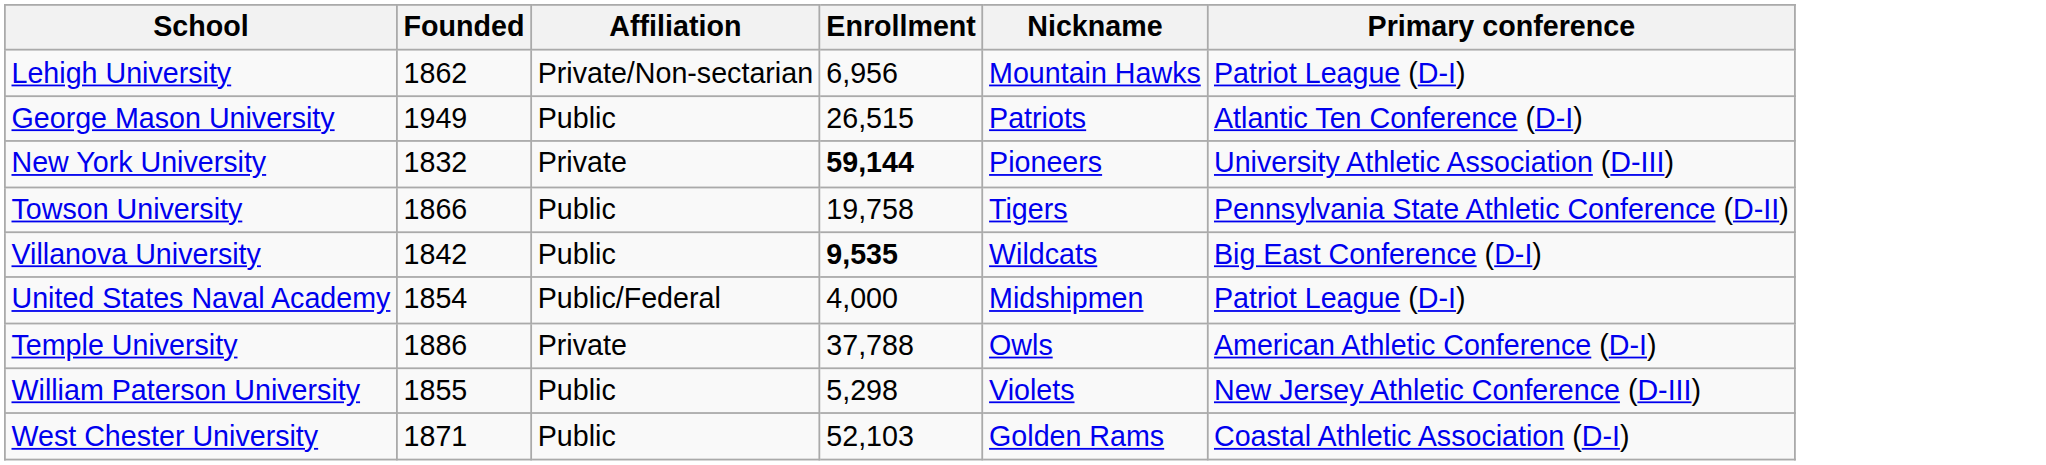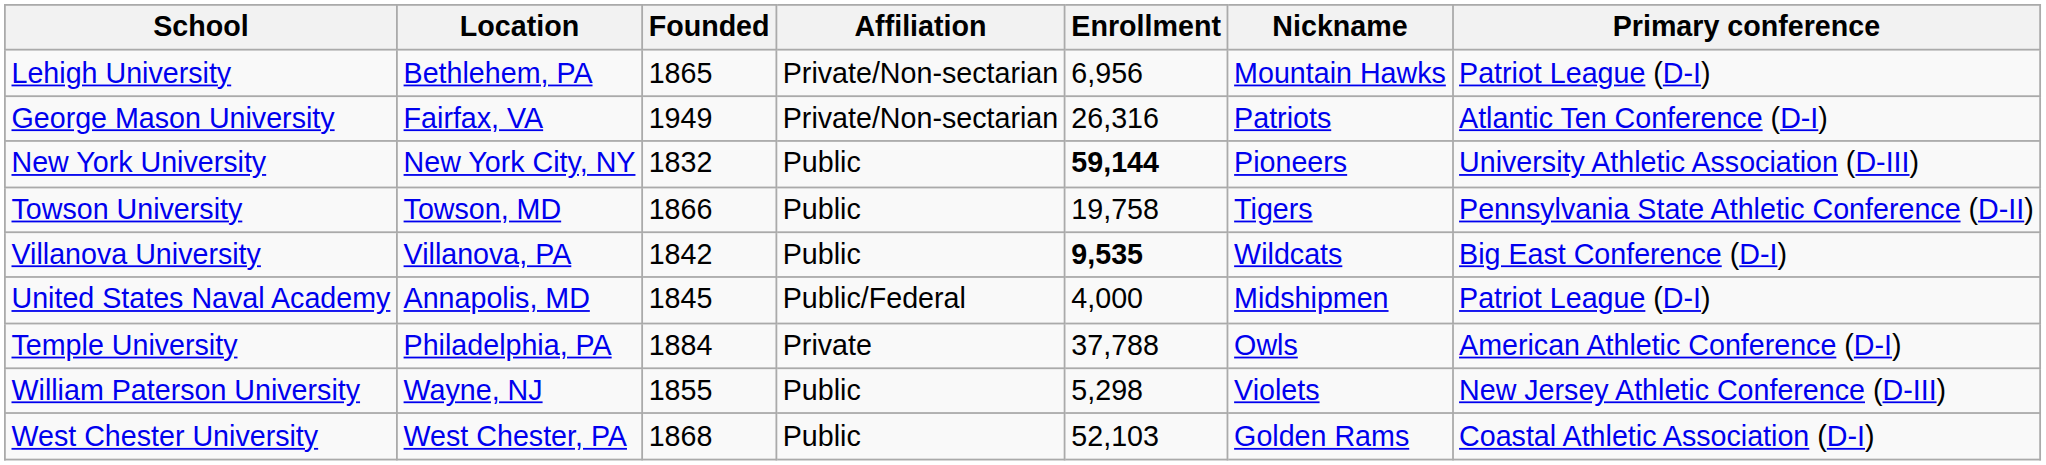+ column: (520, 27)
(435, 72) 1862 -> (681, 72) 1865
(577, 118) Public -> (920, 118) Private/Non-sectarian
(870, 118) 26,515 -> (1115, 118) 26,316
(582, 163) Private -> (822, 163) Public
(435, 299) 1854 -> (681, 299) 1845
(435, 345) 1886 -> (681, 345) 1884
(435, 436) 1871 -> (681, 436) 1868
